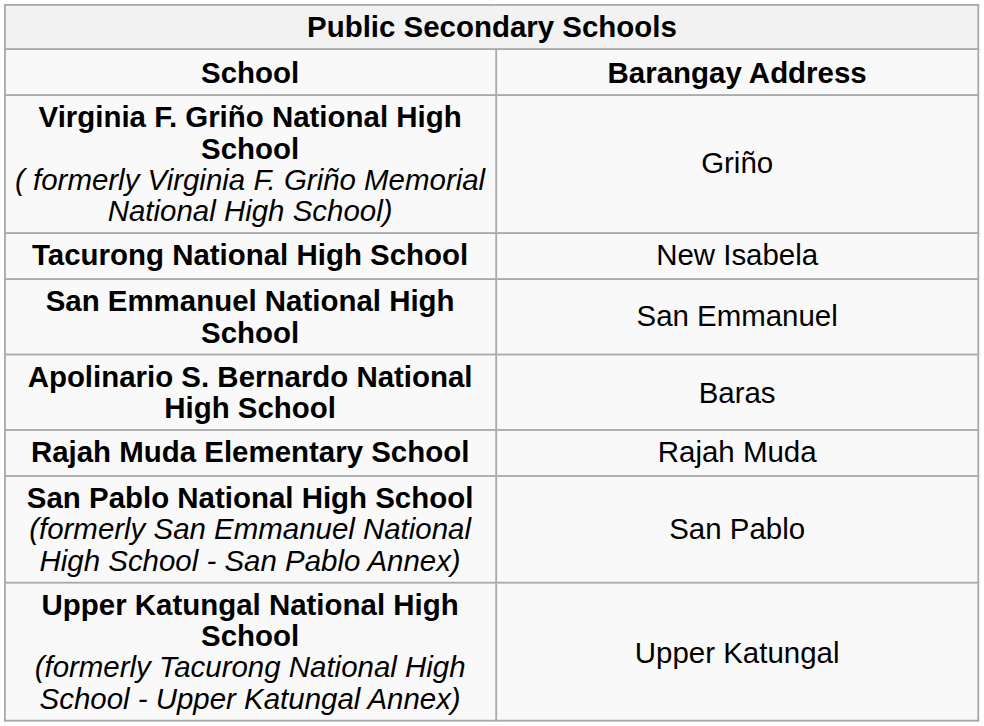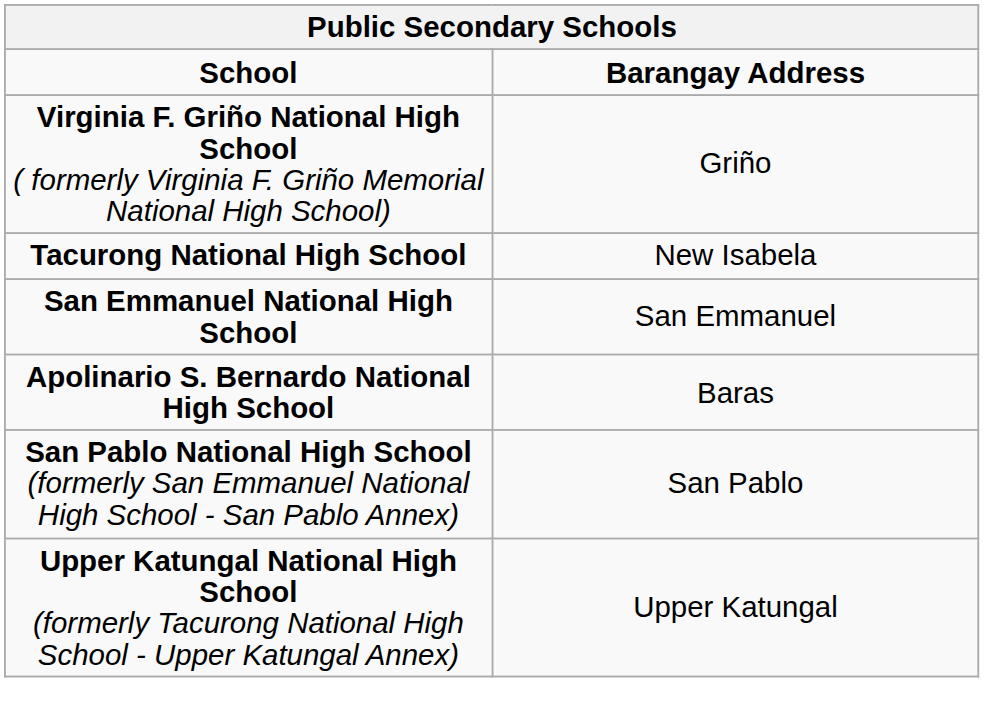- row: (250, 453)
